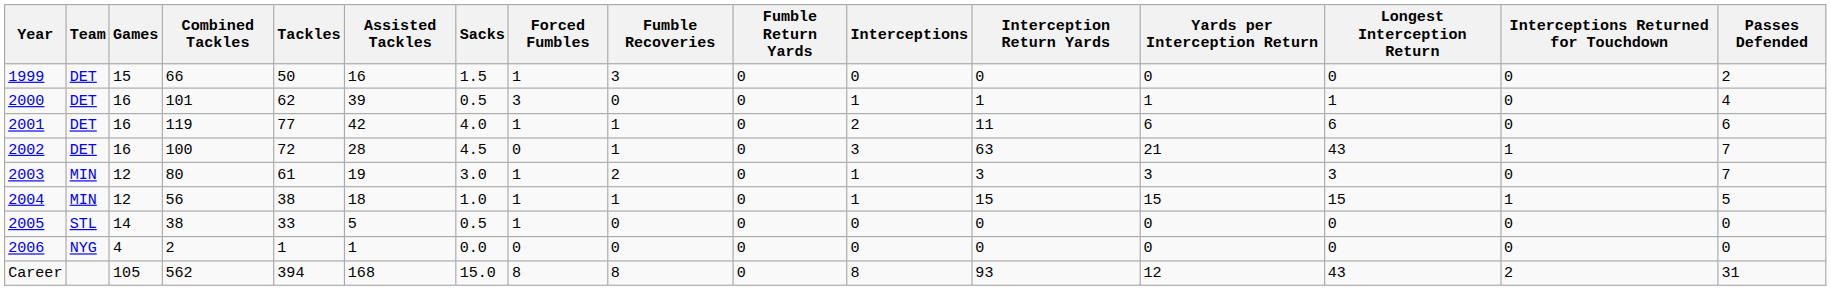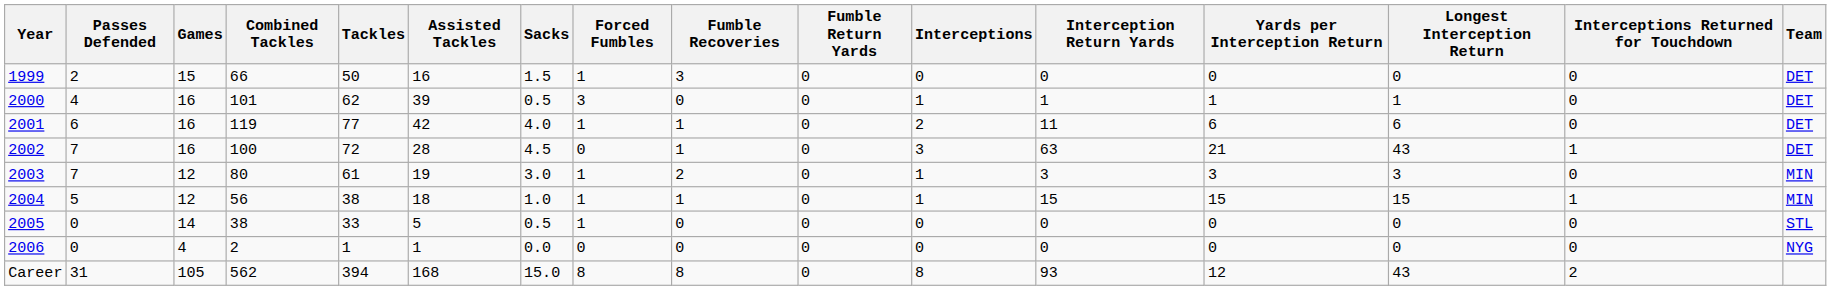columns swapped: (88, 34) <-> (1772, 34)
